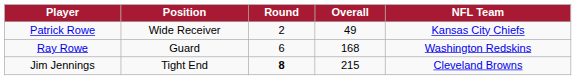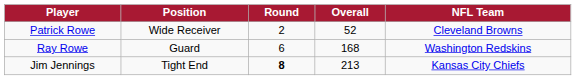(350, 30) 49 -> (350, 30) 52
(478, 30) Kansas City Chiefs -> (478, 30) Cleveland Browns
(350, 65) 215 -> (350, 65) 213
(478, 65) Cleveland Browns -> (478, 65) Kansas City Chiefs
